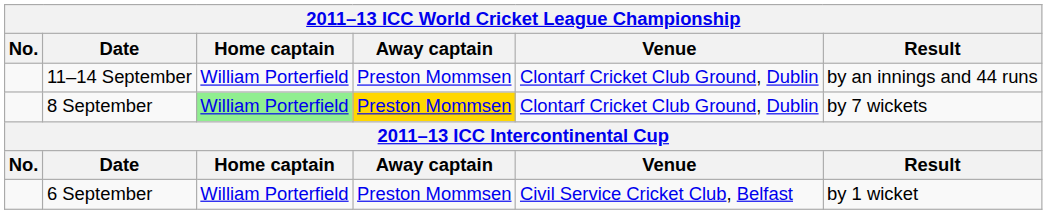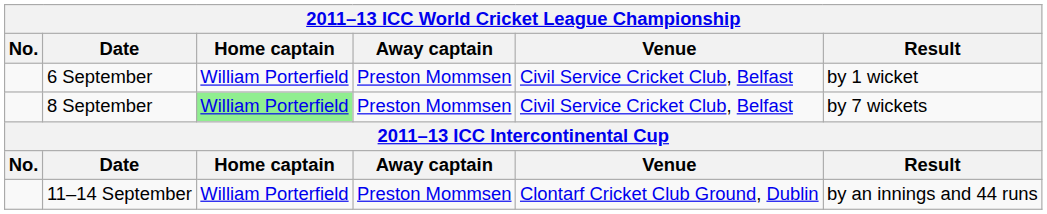rows swapped: (100, 194) <-> (119, 77)
(434, 106) gold background -> (434, 106) no background
(669, 106) Clontarf Cricket Club Ground, Dublin -> (656, 106) Civil Service Cricket Club, Belfast
